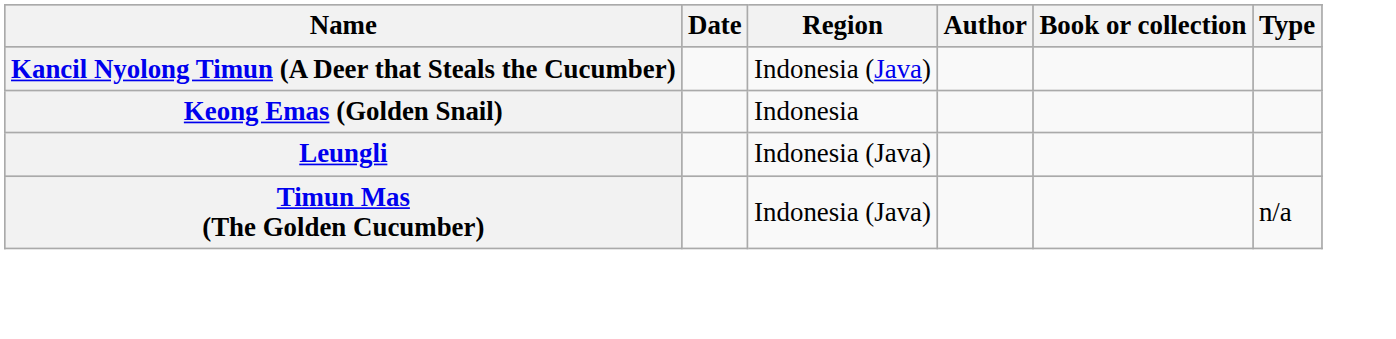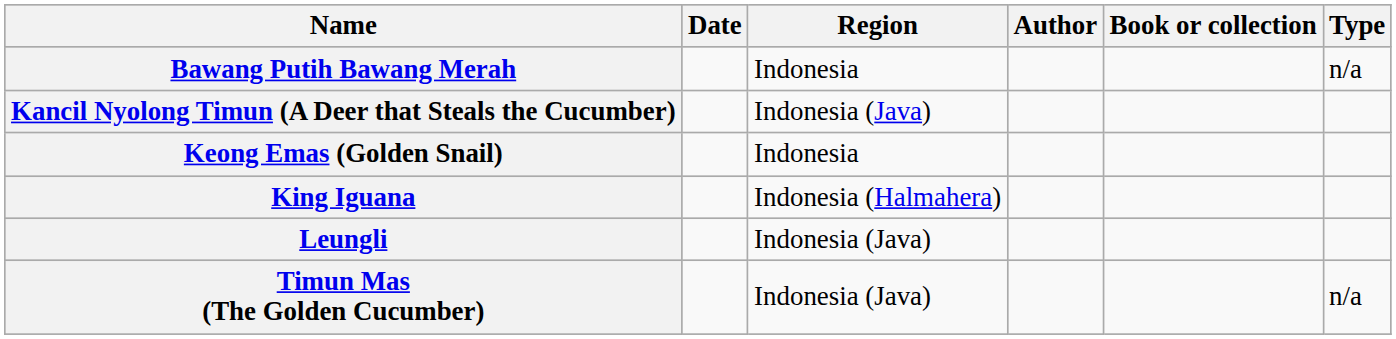+ row: (343, 68)
+ row: (343, 196)
